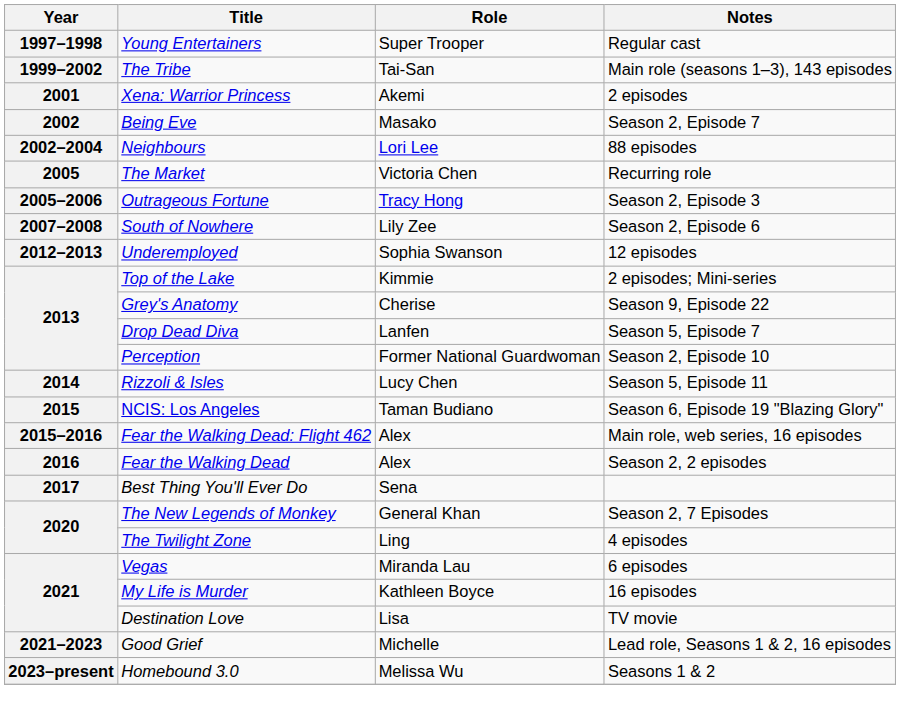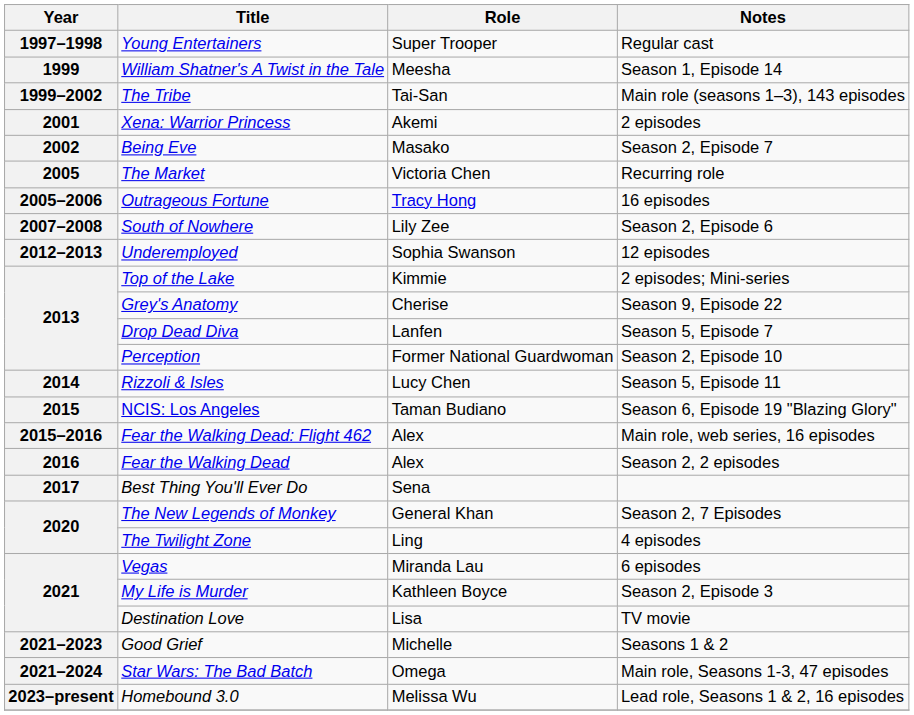+ row: (253, 69)
- row: (163, 148)
(684, 200) Season 2, Episode 3 -> (665, 200) 16 episodes
(652, 592) 16 episodes -> (697, 592) Season 2, Episode 3
(749, 644) Lead role, Seasons 1 & 2, 16 episodes -> (675, 644) Seasons 1 & 2
+ row: (217, 670)
(662, 670) Seasons 1 & 2 -> (762, 697) Lead role, Seasons 1 & 2, 16 episodes
